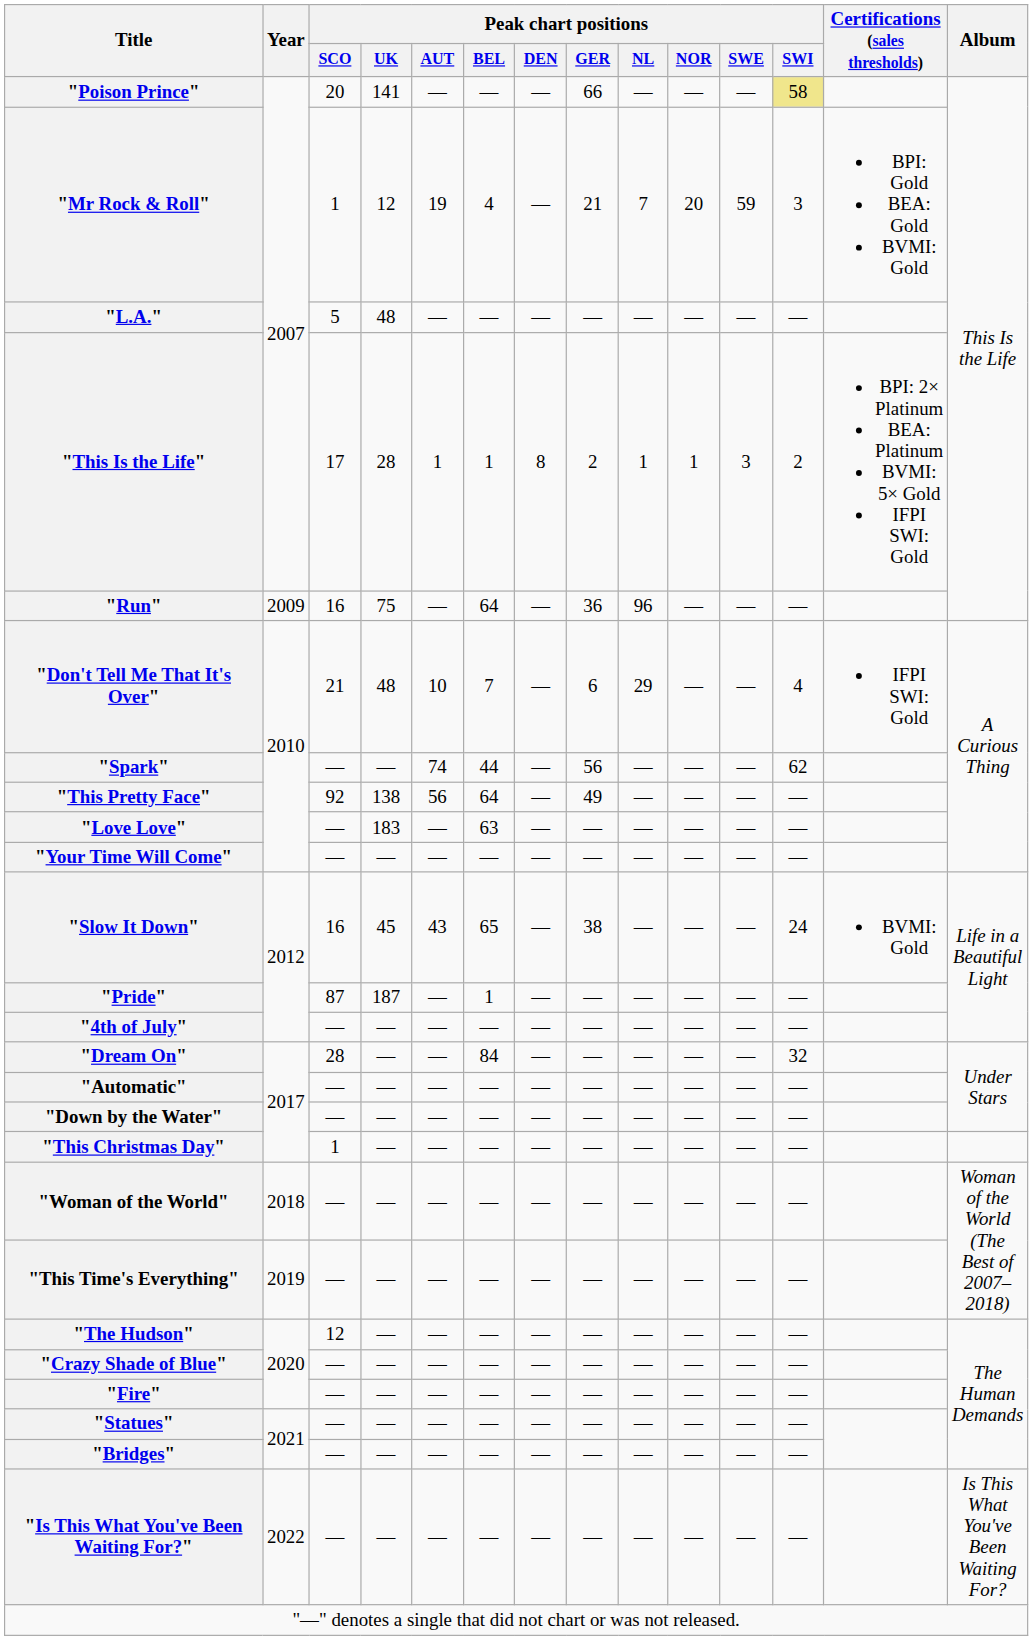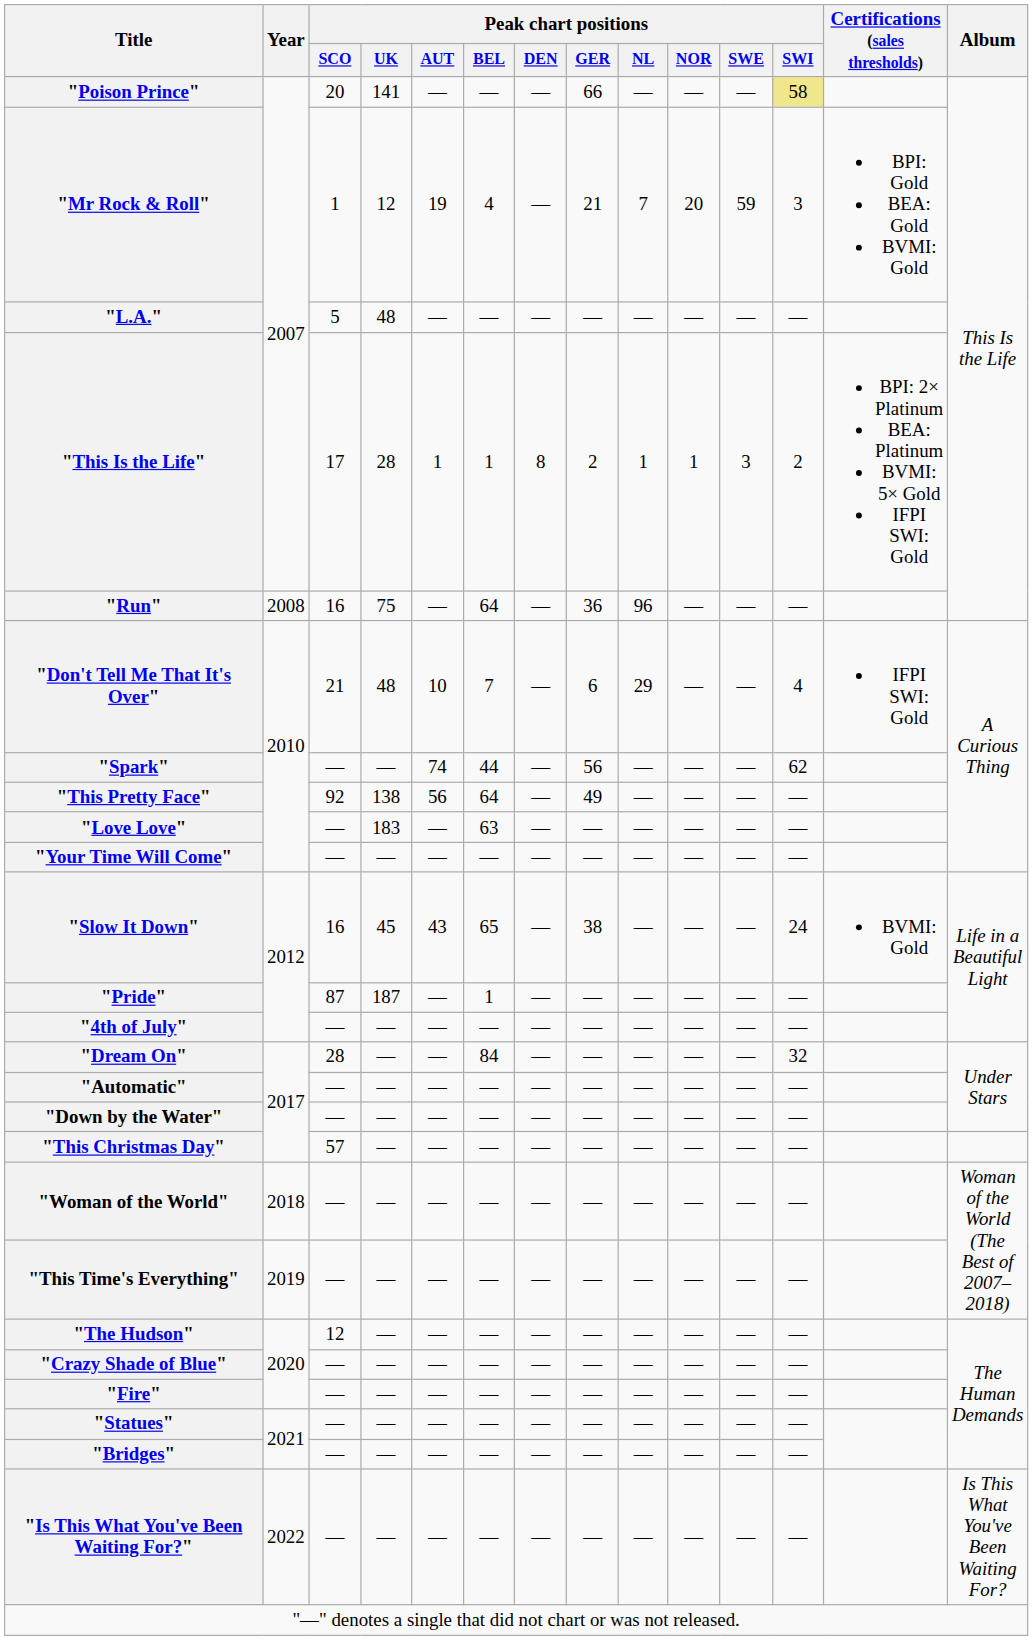(286, 605) 2009 -> (286, 605) 2008
(335, 1146) 1 -> (335, 1146) 57
